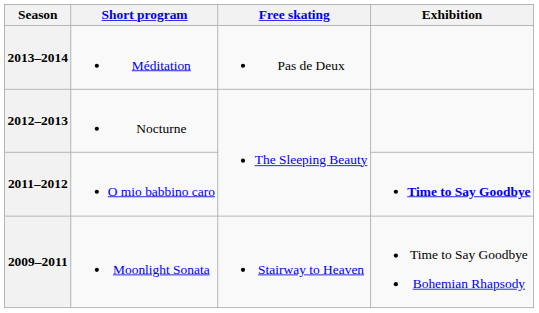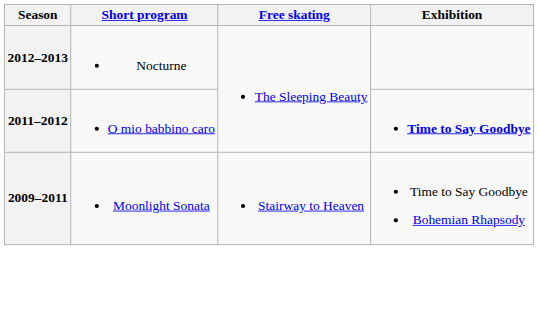- row: (38, 57)
